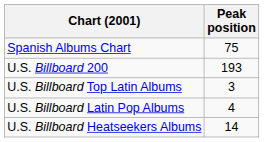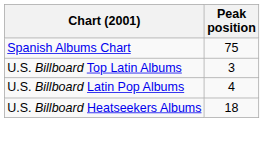- row: (58, 68)
(232, 127) 14 -> (232, 107) 18
